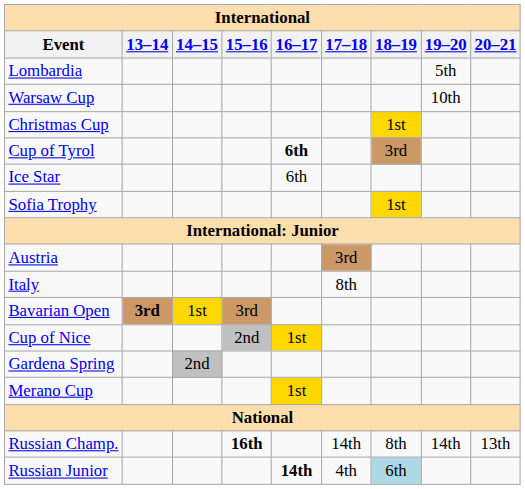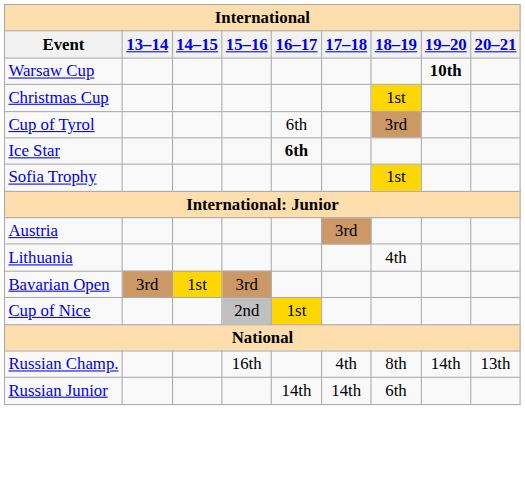- row: (45, 71)
(446, 97) normal -> (446, 71) bold
(296, 151) bold -> (296, 124) normal
(296, 177) normal -> (296, 151) bold
- row: (24, 284)
+ row: (41, 257)
(147, 310) bold -> (147, 284) normal
- row: (61, 364)
- row: (51, 390)
(247, 444) bold -> (247, 364) normal
(346, 444) 14th -> (346, 364) 4th
(296, 470) bold -> (296, 390) normal
(346, 470) 4th -> (346, 390) 14th
(396, 470) lightblue background -> (396, 390) no background
